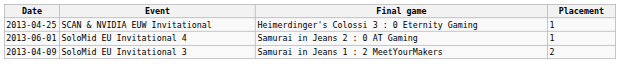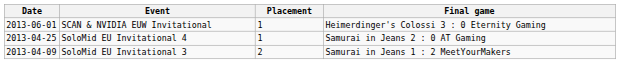columns swapped: (581, 11) <-> (401, 11)
(31, 25) 2013-04-25 -> (31, 25) 2013-06-01
(31, 38) 2013-06-01 -> (31, 38) 2013-04-25
